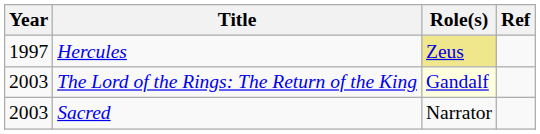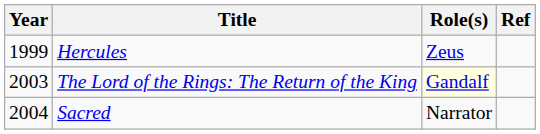(29, 50) 1997 -> (29, 50) 1999
(445, 50) khaki background -> (445, 50) no background
(29, 112) 2003 -> (29, 112) 2004
